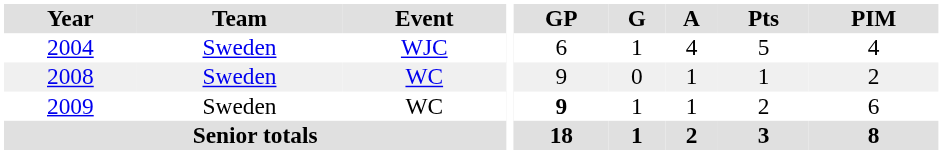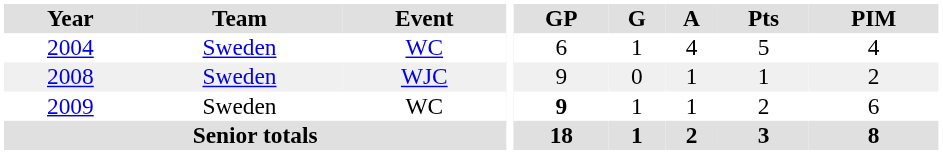(424, 47) WJC -> (424, 47) WC
(424, 76) WC -> (424, 76) WJC
